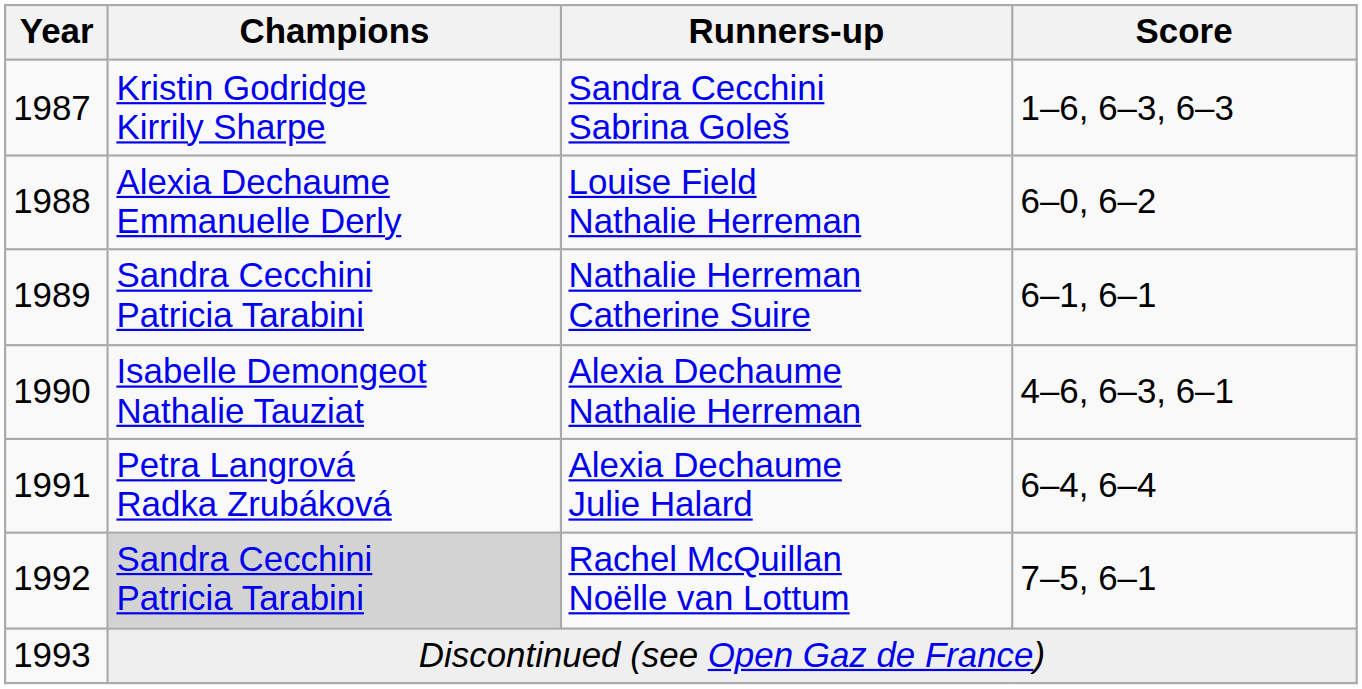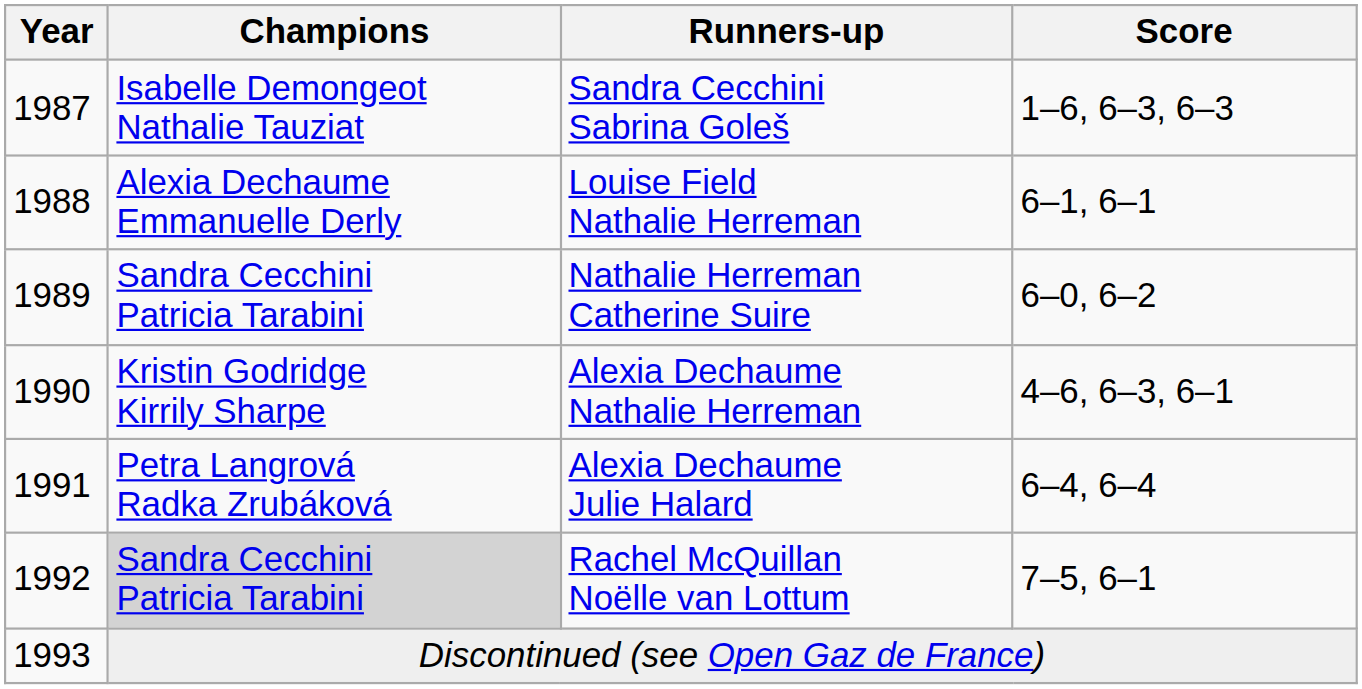(241, 107) Kristin Godridge Kirrily Sharpe -> (272, 107) Isabelle Demongeot Nathalie Tauziat
(1088, 201) 6–0, 6–2 -> (1088, 201) 6–1, 6–1
(1088, 296) 6–1, 6–1 -> (1088, 296) 6–0, 6–2
(272, 390) Isabelle Demongeot Nathalie Tauziat -> (241, 390) Kristin Godridge Kirrily Sharpe
